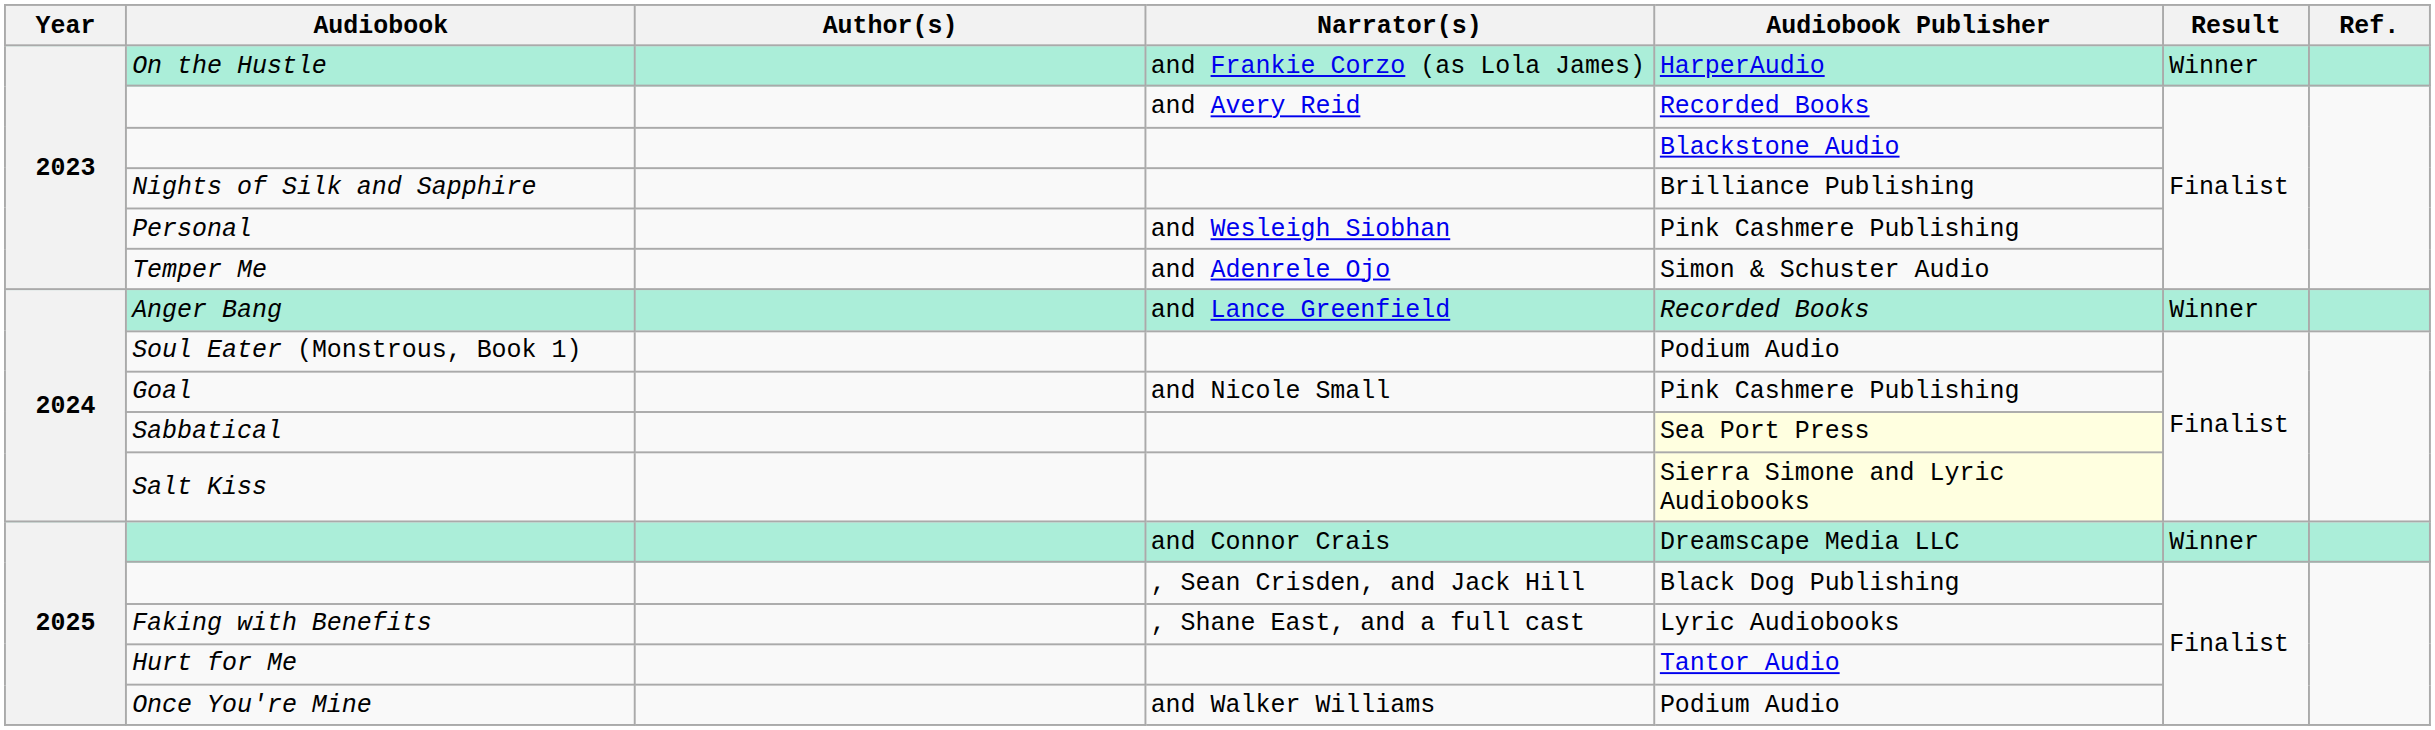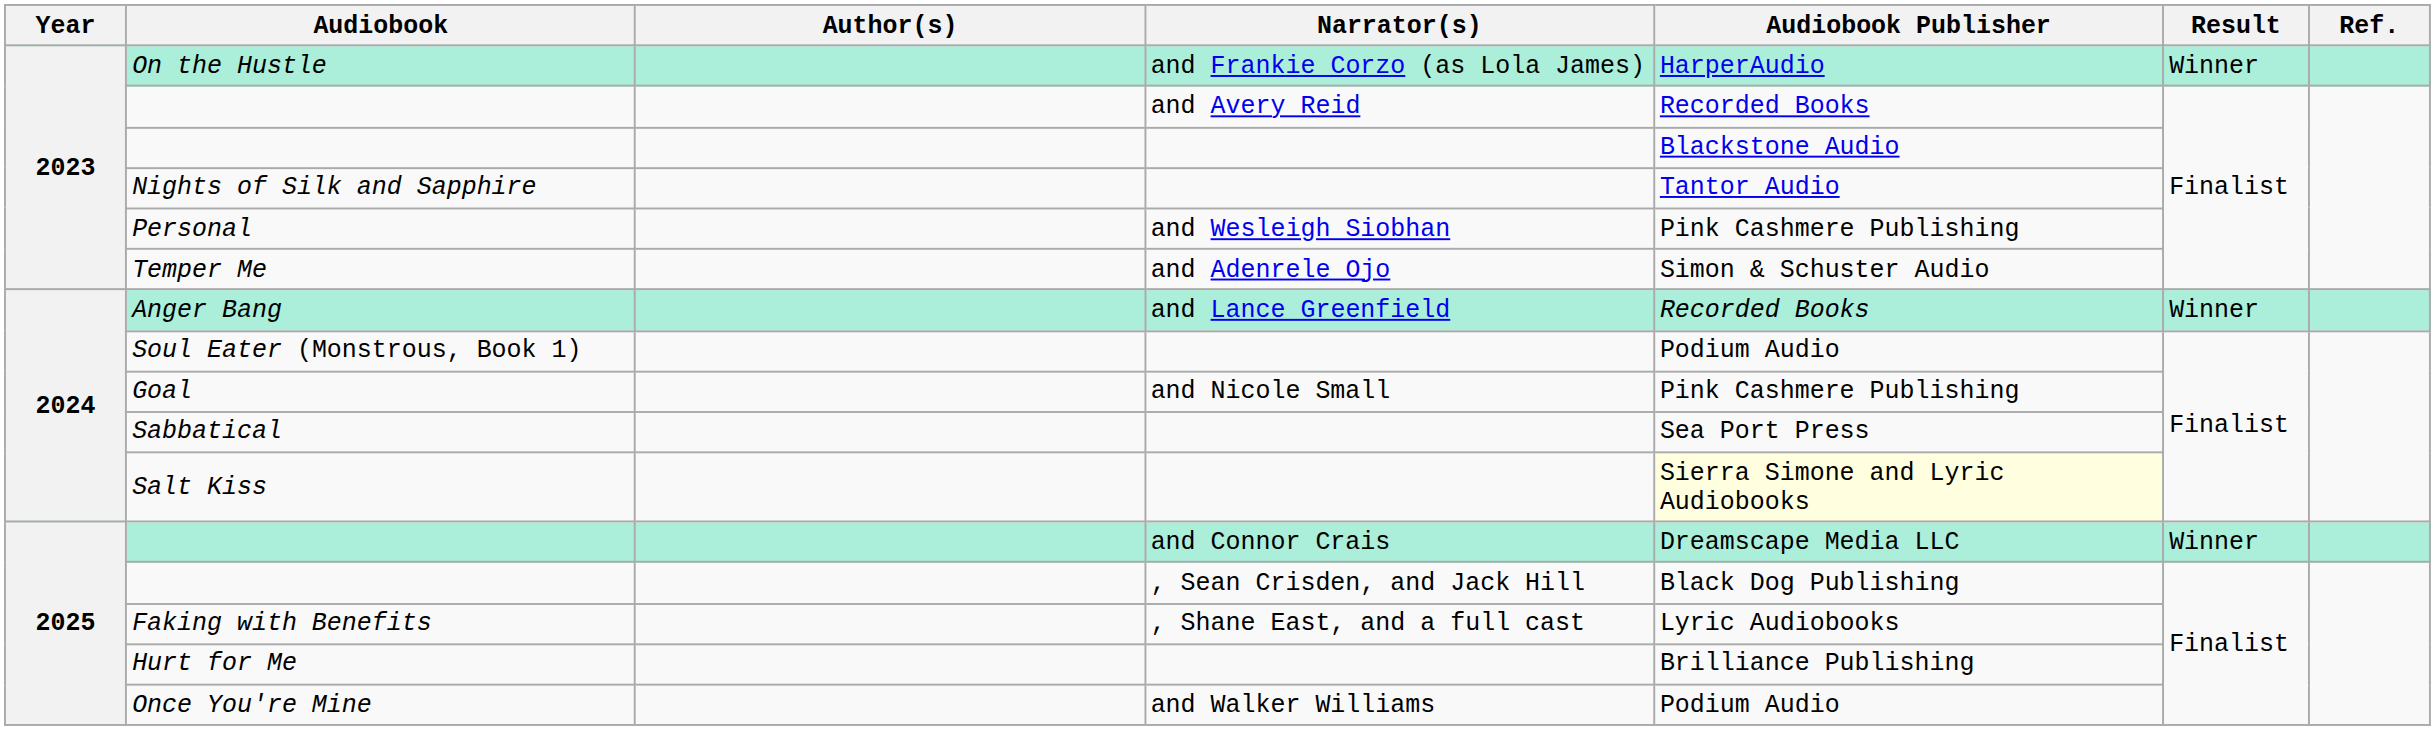(1817, 188) Brilliance Publishing -> (1750, 188) Tantor Audio
(1765, 432) lightyellow background -> (1765, 432) no background
(1750, 664) Tantor Audio -> (1817, 664) Brilliance Publishing
